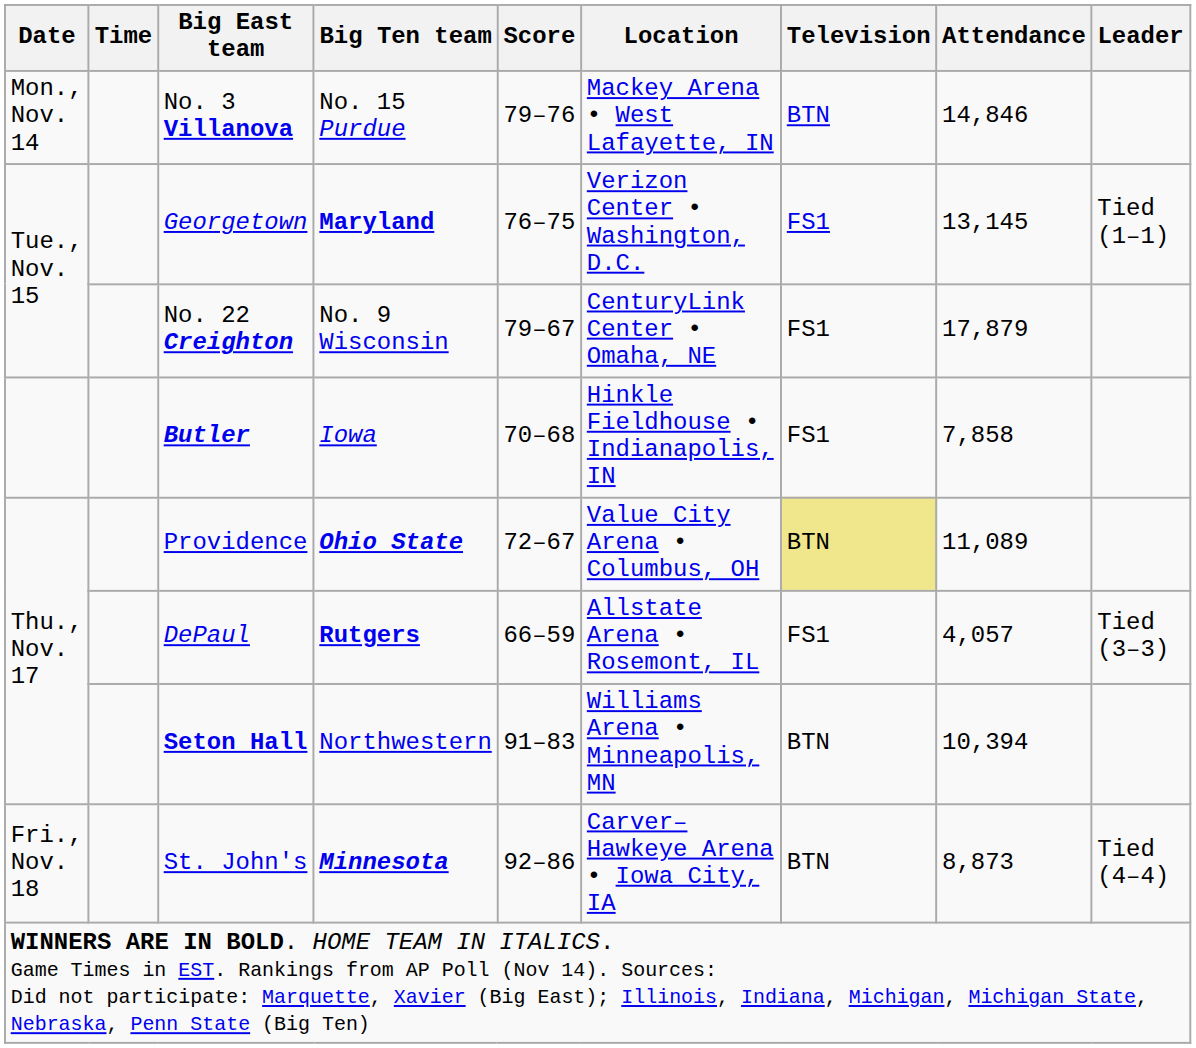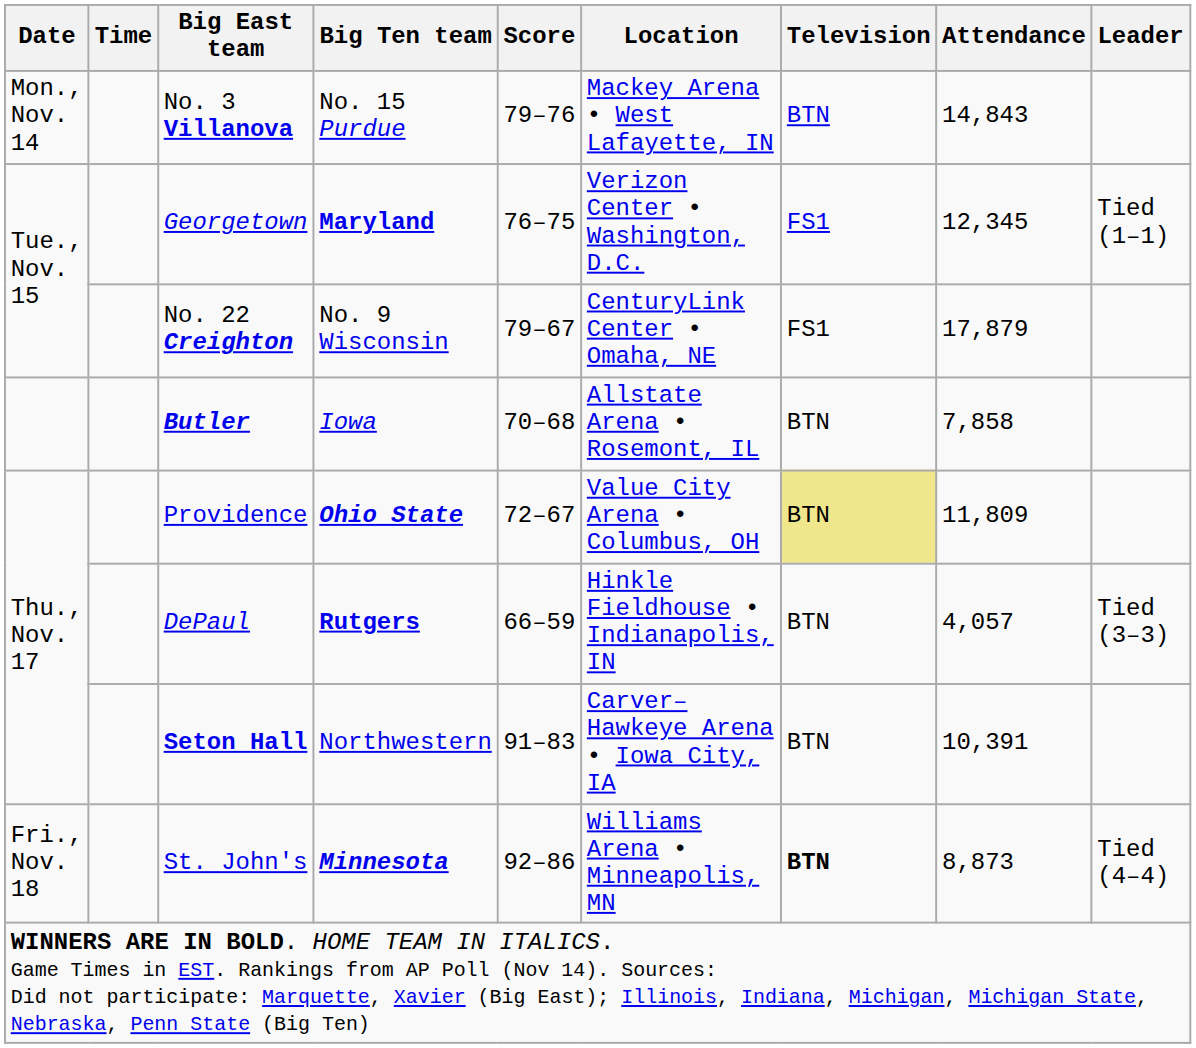(985, 118) 14,846 -> (985, 118) 14,843
(985, 224) 13,145 -> (985, 224) 12,345
(680, 437) Hinkle Fieldhouse • Indianapolis, IN -> (673, 424) Allstate Arena • Rosemont, IL
(808, 437) FS1 -> (808, 424) BTN
(985, 544) 11,089 -> (985, 517) 11,809
(673, 637) Allstate Arena • Rosemont, IL -> (680, 623) Hinkle Fieldhouse • Indianapolis, IN
(808, 637) FS1 -> (808, 623) BTN
(673, 744) Williams Arena • Minneapolis, MN -> (680, 744) Carver–Hawkeye Arena • Iowa City, IA
(985, 744) 10,394 -> (985, 744) 10,391
(680, 864) Carver–Hawkeye Arena • Iowa City, IA -> (673, 864) Williams Arena • Minneapolis, MN
(808, 864) normal -> (808, 864) bold
